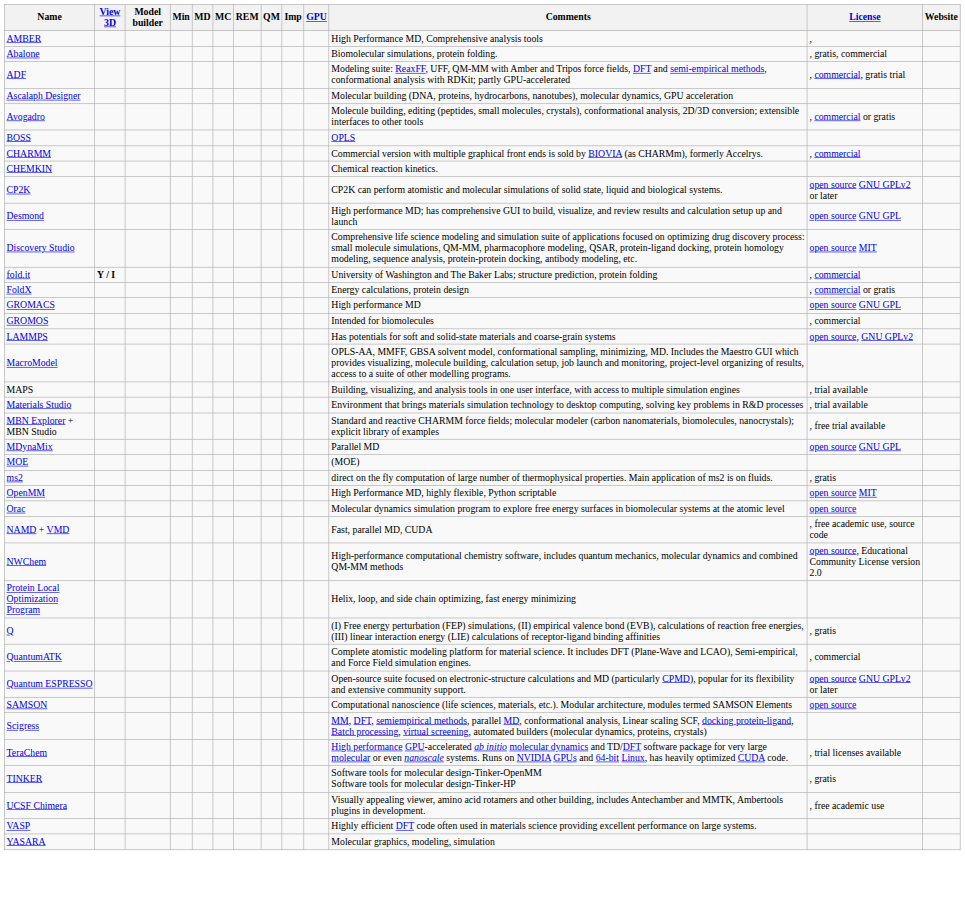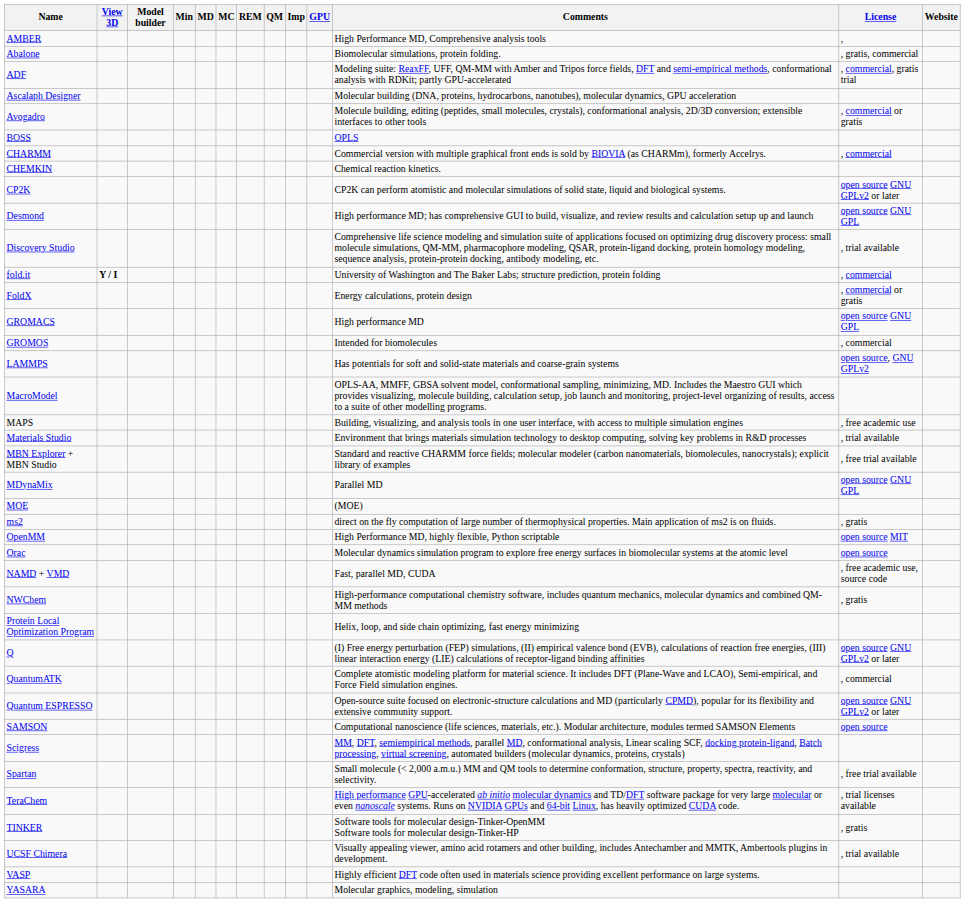(843, 248) open source MIT -> (870, 248) , trial available
(839, 389) , trial available -> (878, 422) , free academic use
(865, 561) open source, Educational Community License version 2.0 -> (854, 600) , gratis
(823, 631) , gratis -> (876, 653) open source GNU GPLv2 or later
+ row: (21, 774)
(847, 805) , free academic use -> (870, 853) , trial available
